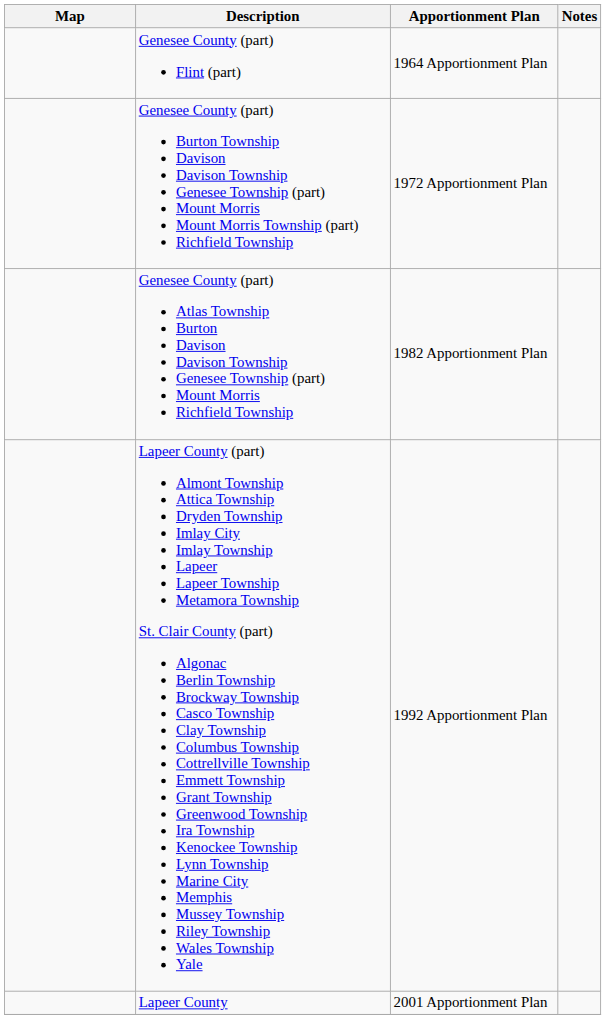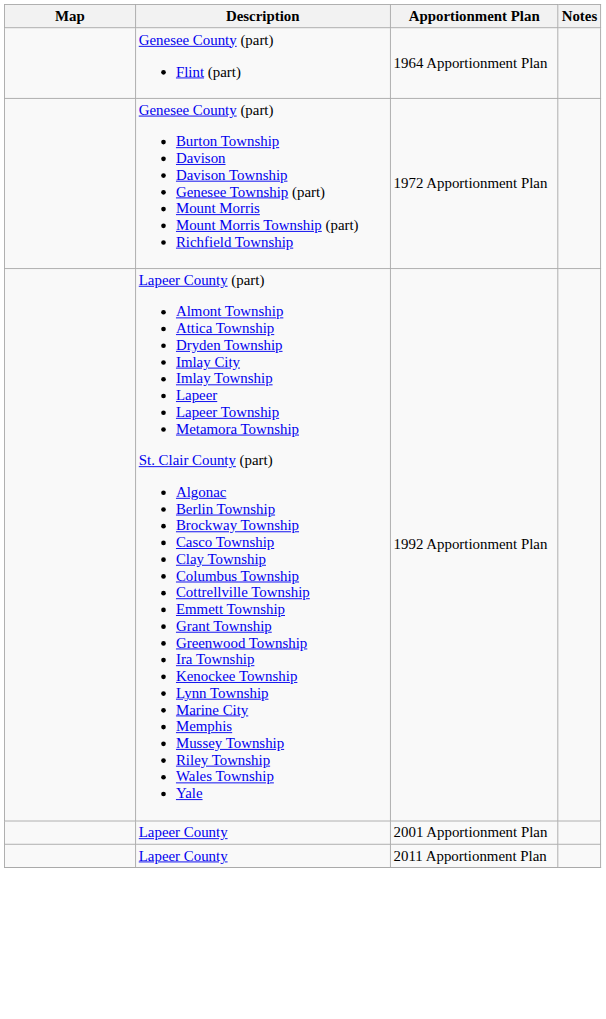- row: (470, 354)
+ row: (470, 855)
